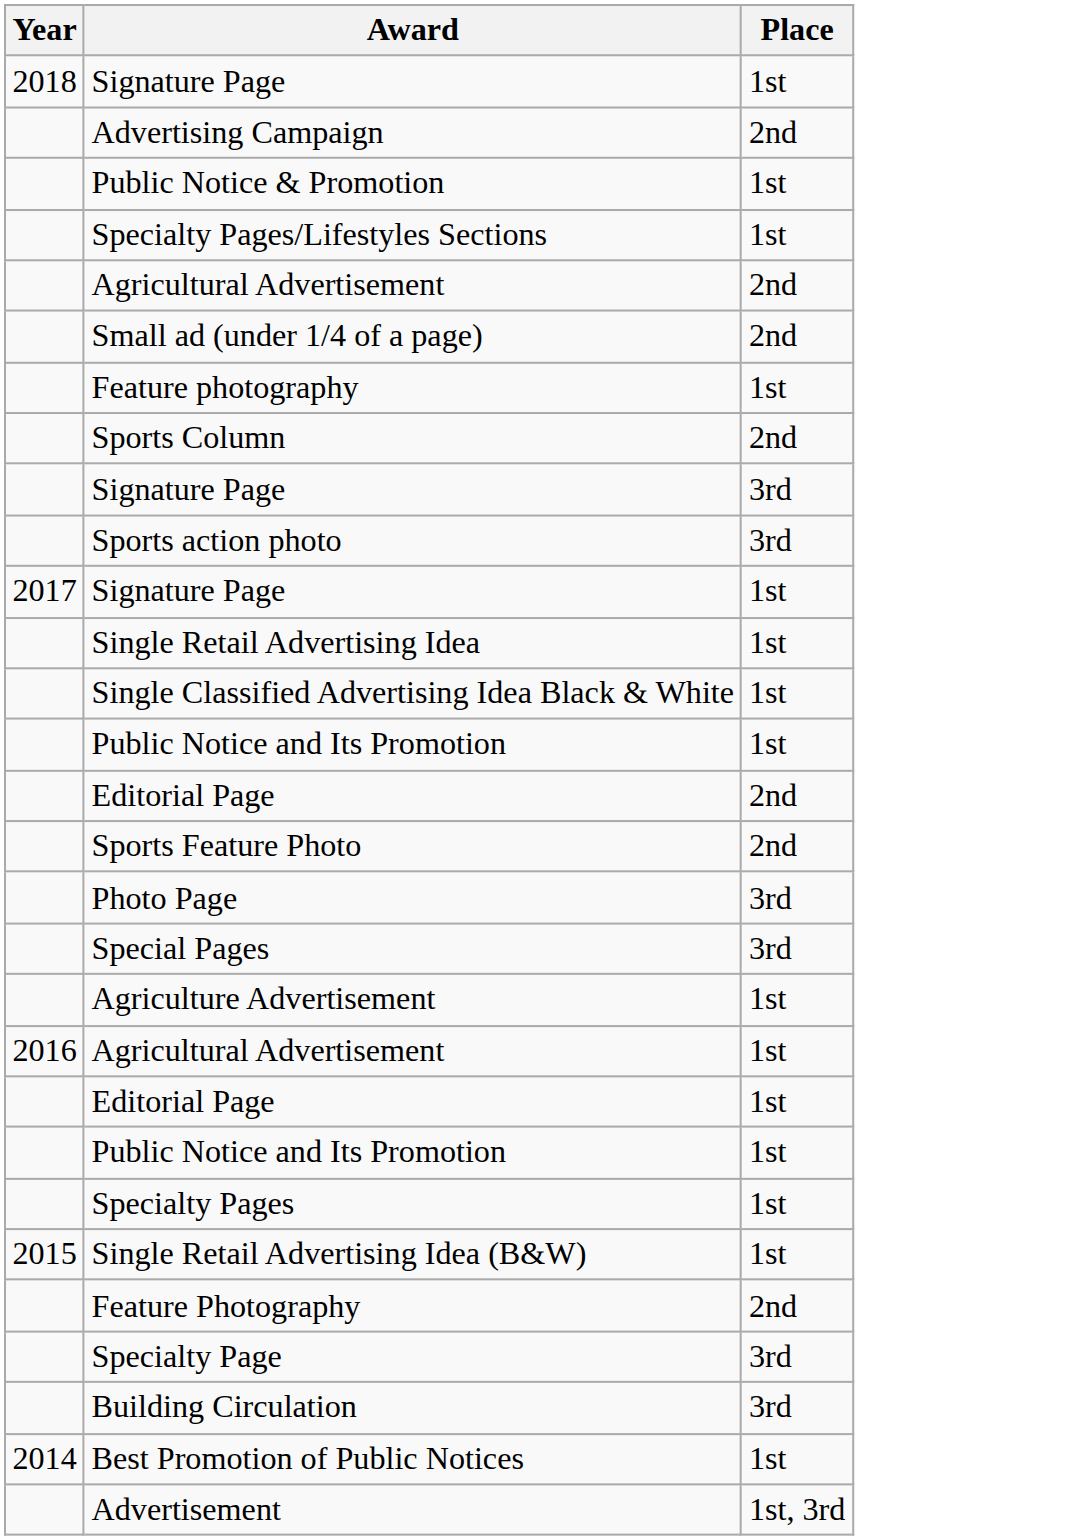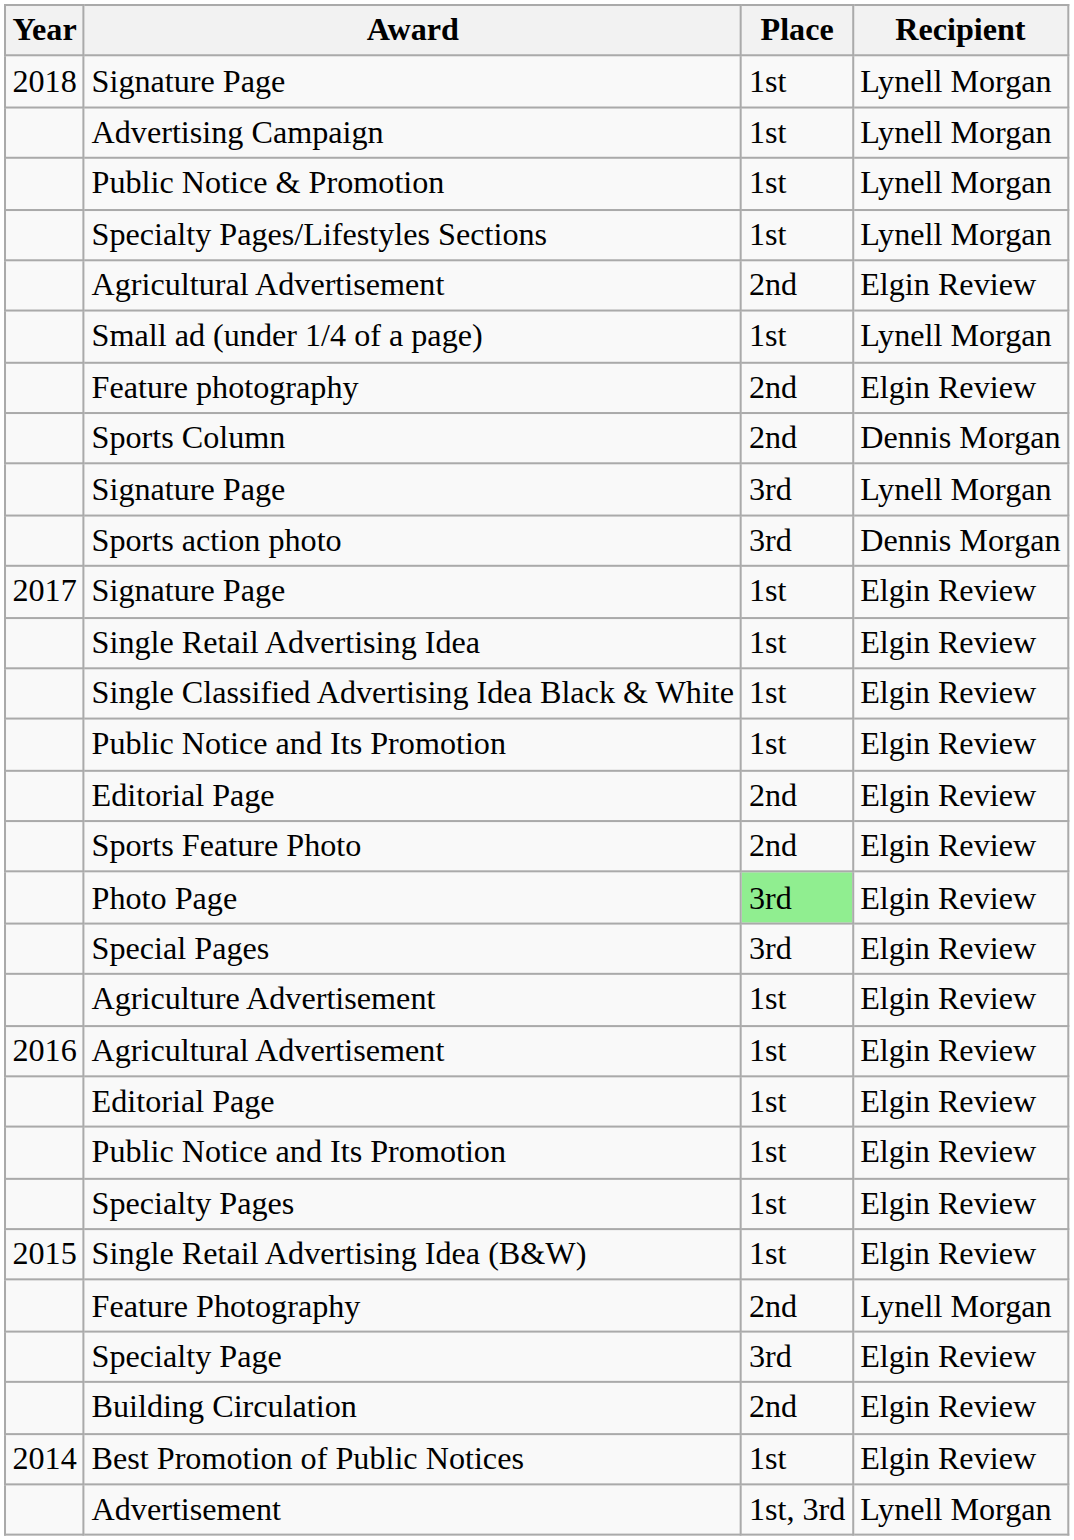+ column: (960, 30)
(773, 132) 2nd -> (768, 132) 1st
(773, 336) 2nd -> (768, 336) 1st
(768, 387) 1st -> (773, 387) 2nd
(770, 897) no background -> (770, 897) lightgreen background
(770, 1407) 3rd -> (773, 1407) 2nd
